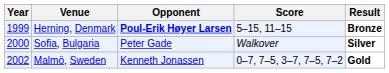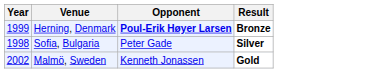- column: (290, 13)
(18, 45) 2000 -> (18, 45) 1998
